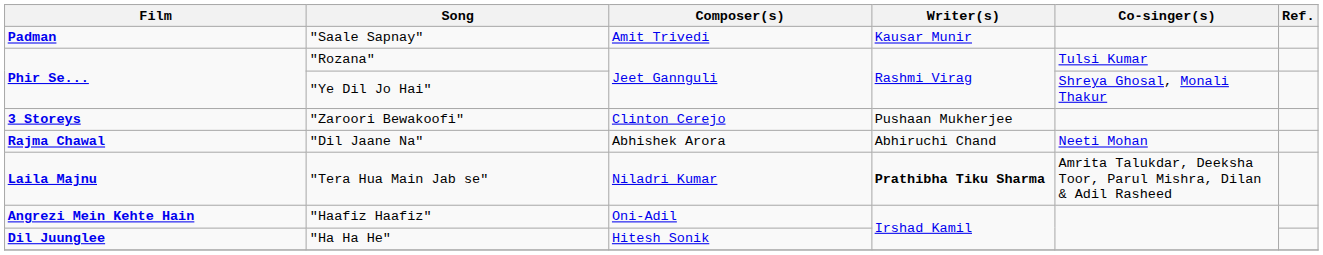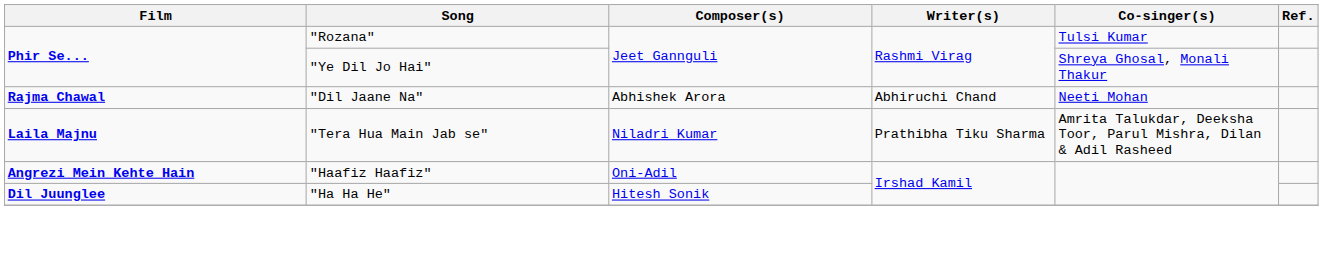- row: (367, 38)
- row: (387, 119)
(960, 179) bold -> (960, 135) normal
